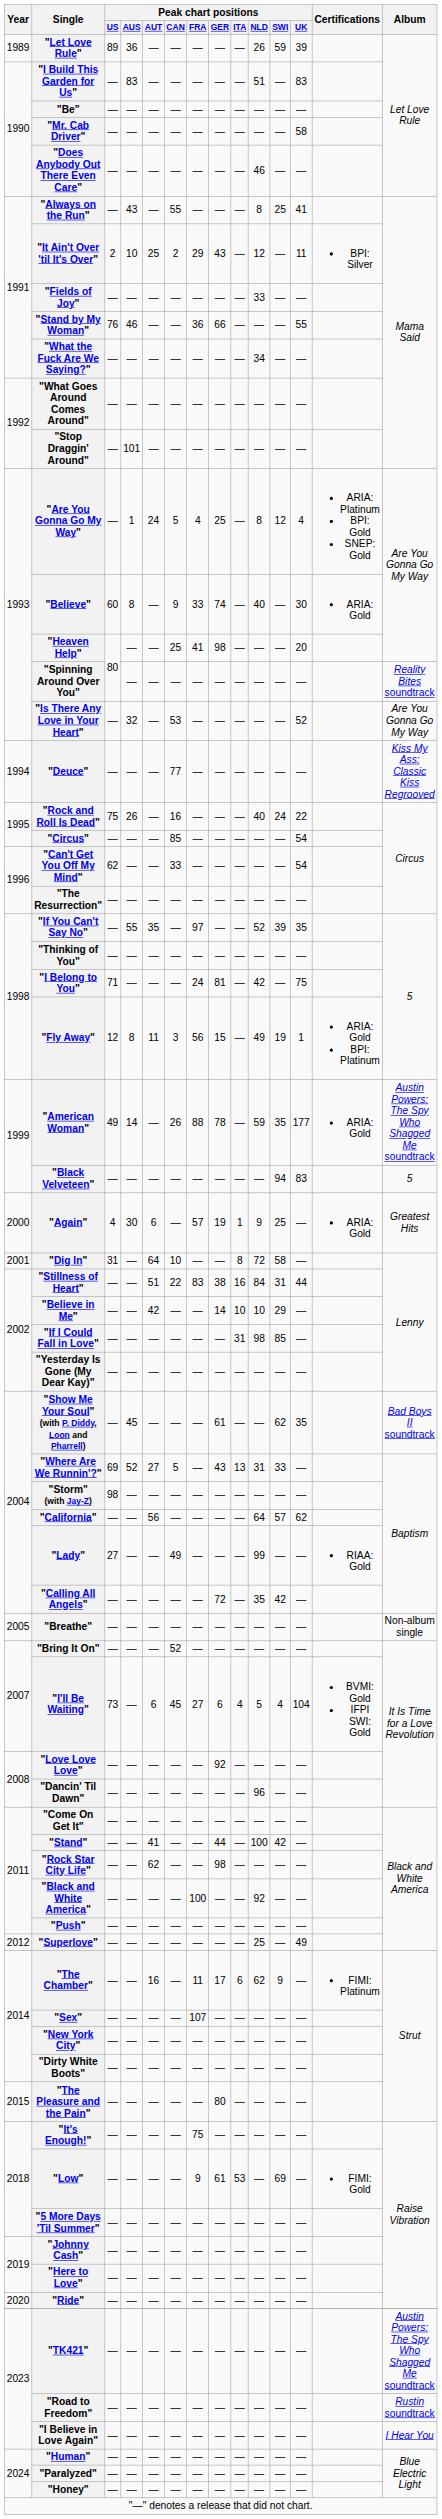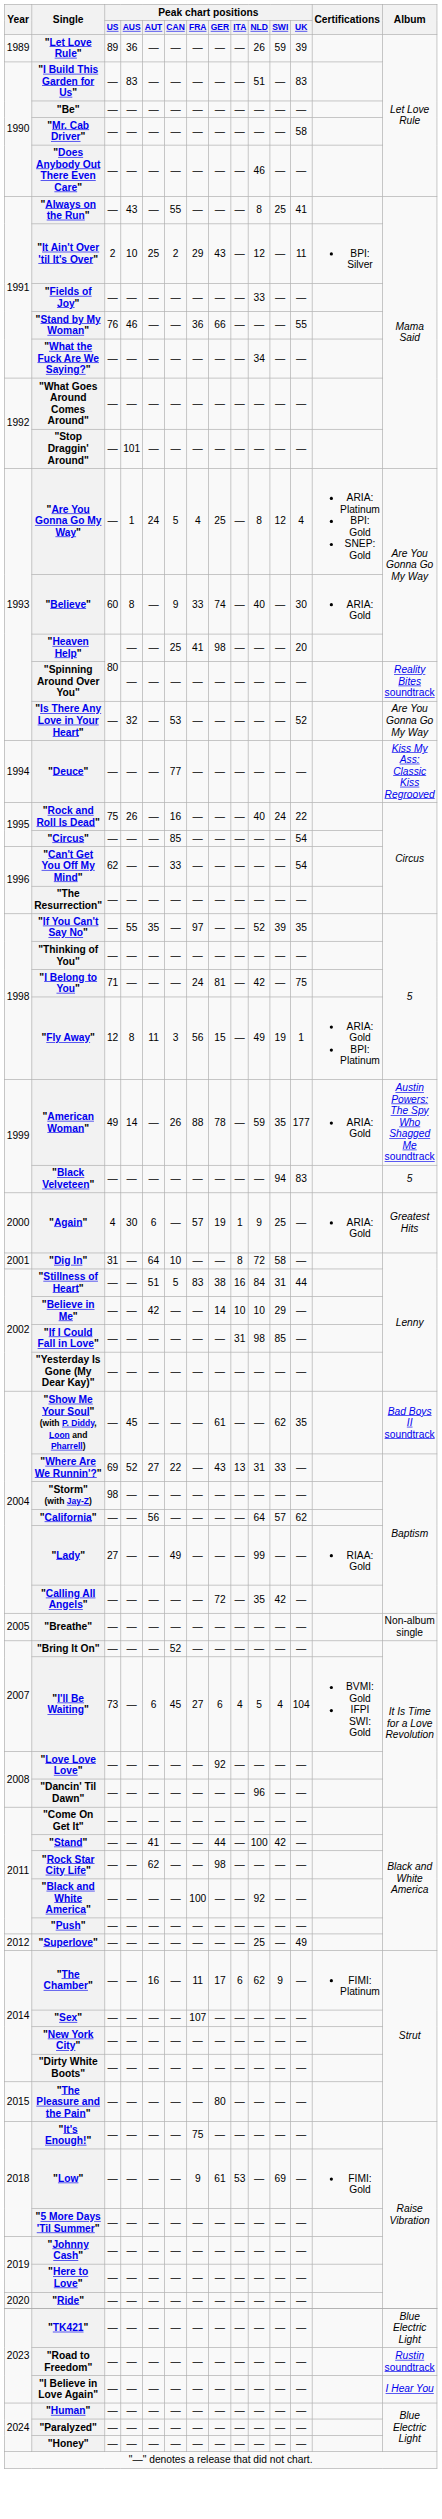(176, 1282) 22 -> (176, 1282) 5
(176, 1467) 5 -> (176, 1467) 22
(410, 2351) Austin Powers: The Spy Who Shagged Me soundtrack -> (410, 2328) Blue Electric Light
